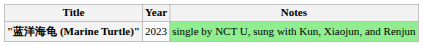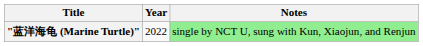(156, 31) 2023 -> (156, 31) 2022
